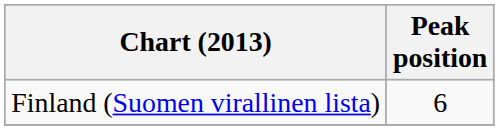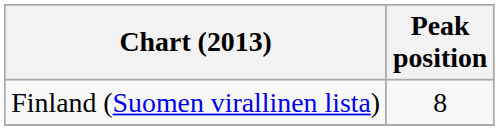(440, 102) 6 -> (440, 102) 8
